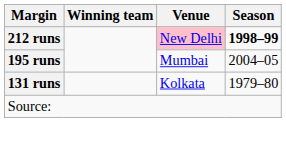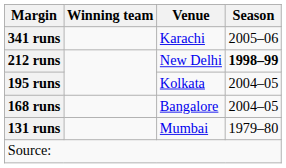+ row: (34, 38)
(191, 38) pink background -> (191, 60) no background
(184, 60) Mumbai -> (182, 83) Kolkata
+ row: (34, 106)
(182, 83) Kolkata -> (184, 128) Mumbai
